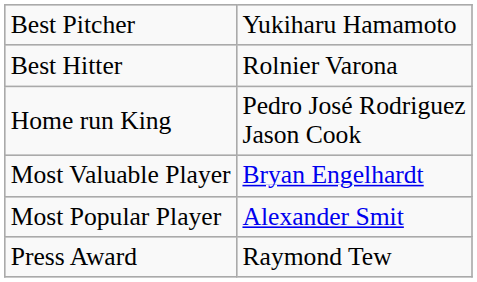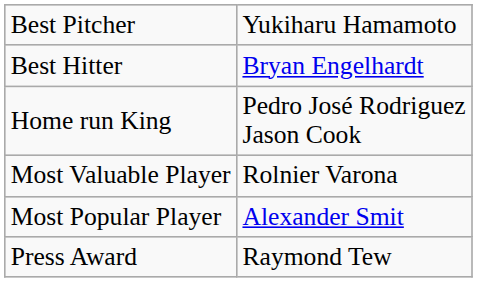(320, 65) Rolnier Varona -> (333, 65) Bryan Engelhardt
(333, 175) Bryan Engelhardt -> (320, 175) Rolnier Varona
